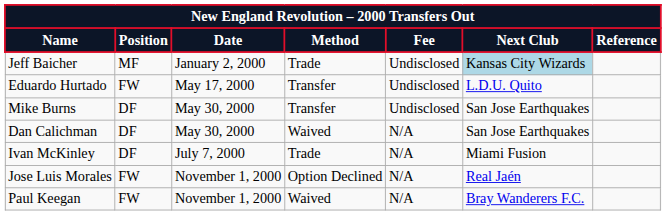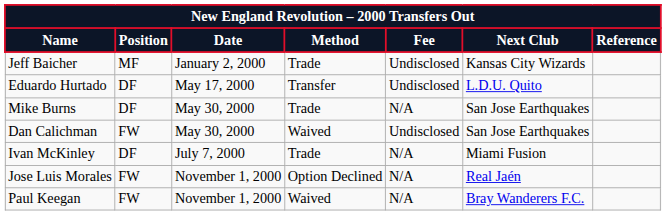(526, 63) lightblue background -> (526, 63) no background
(129, 86) FW -> (127, 86) DF
(312, 108) Transfer -> (304, 108) Trade
(424, 108) Undisclosed -> (401, 108) N/A
(127, 131) DF -> (129, 131) FW
(401, 131) N/A -> (424, 131) Undisclosed
